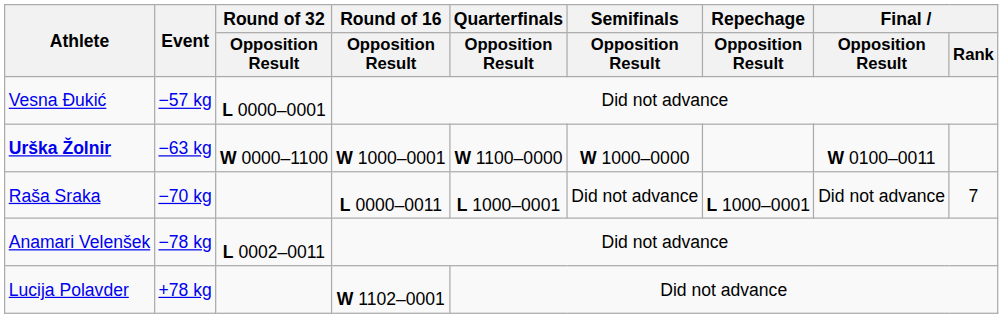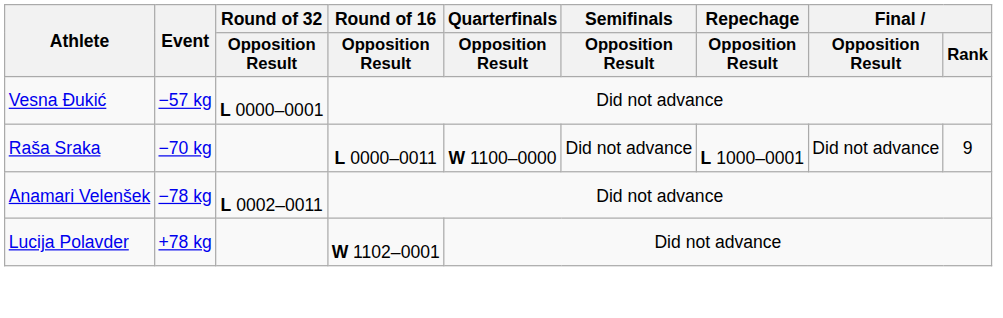- row: (60, 148)
(508, 205) L 1000–0001 -> (503, 158) W 1100–0000
(973, 195) 7 -> (968, 148) 9
